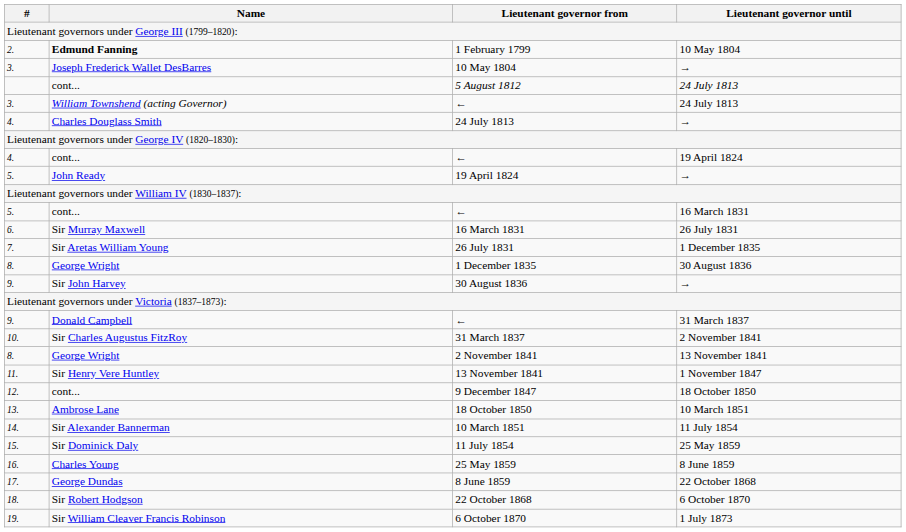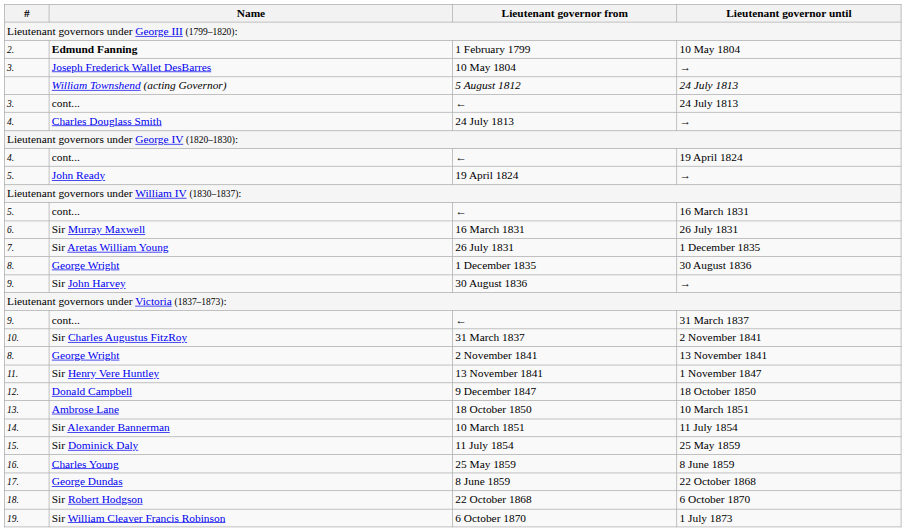(66, 85) cont... -> (139, 85) William Townshend (acting Governor)
(139, 103) William Townshend (acting Governor) -> (66, 103) cont...
(92, 319) Donald Campbell -> (66, 319) cont...
(66, 391) cont... -> (92, 391) Donald Campbell
